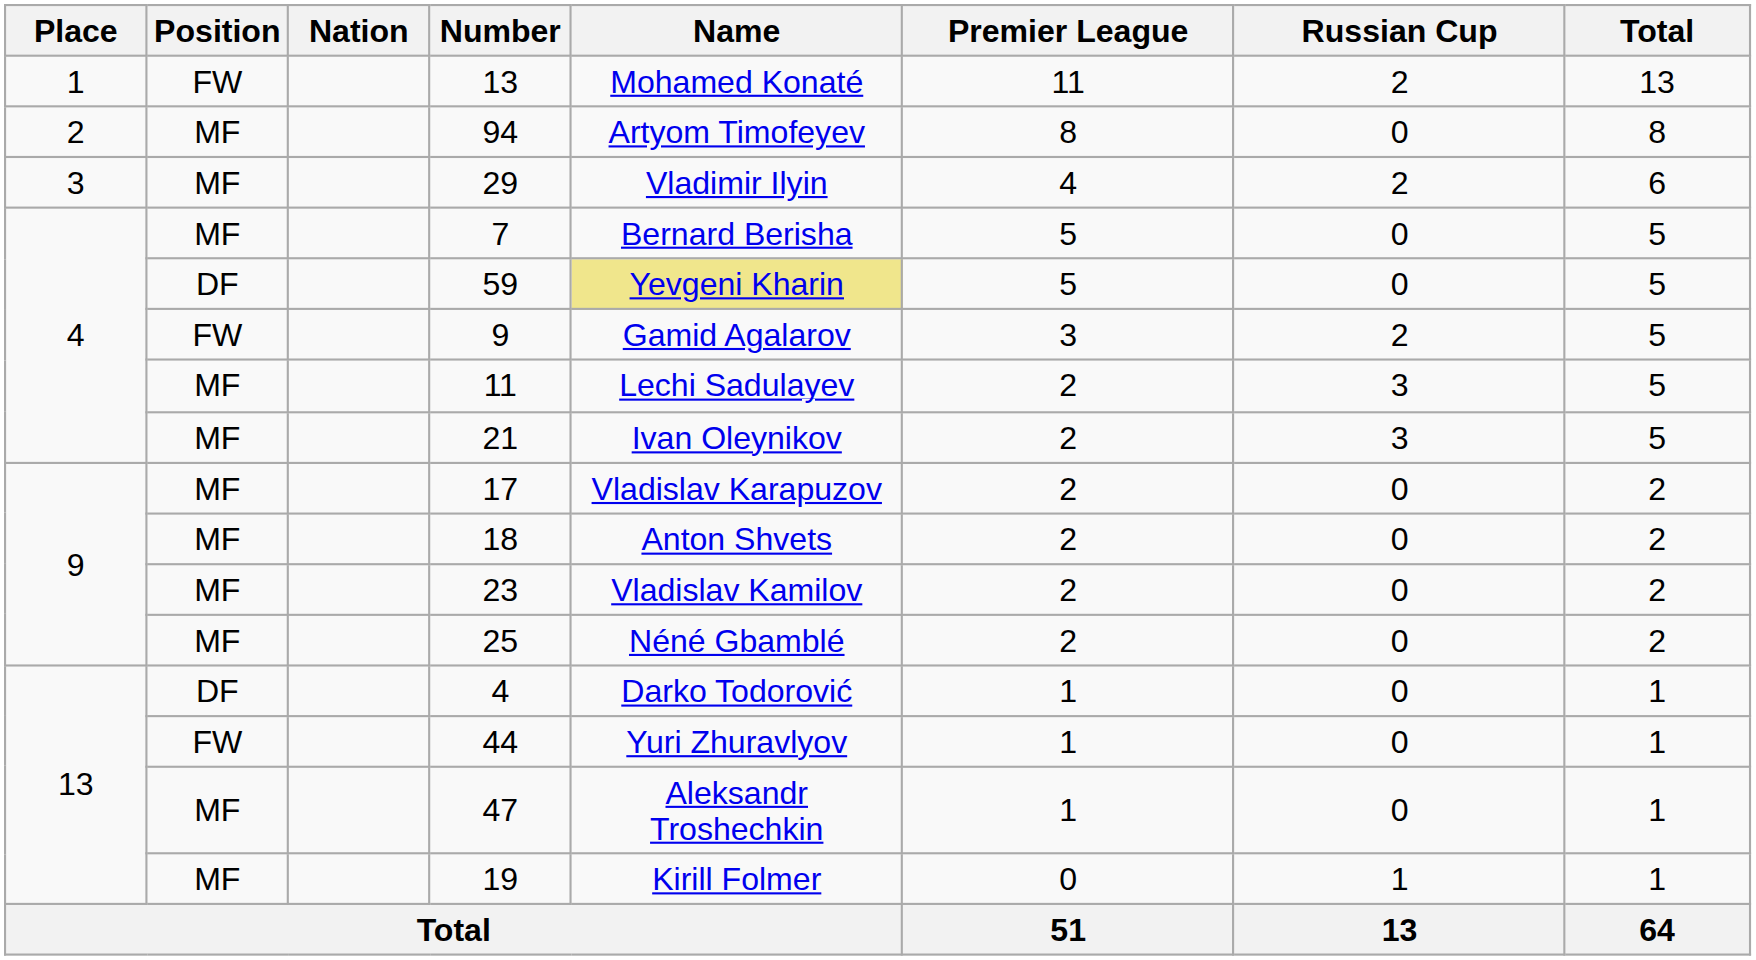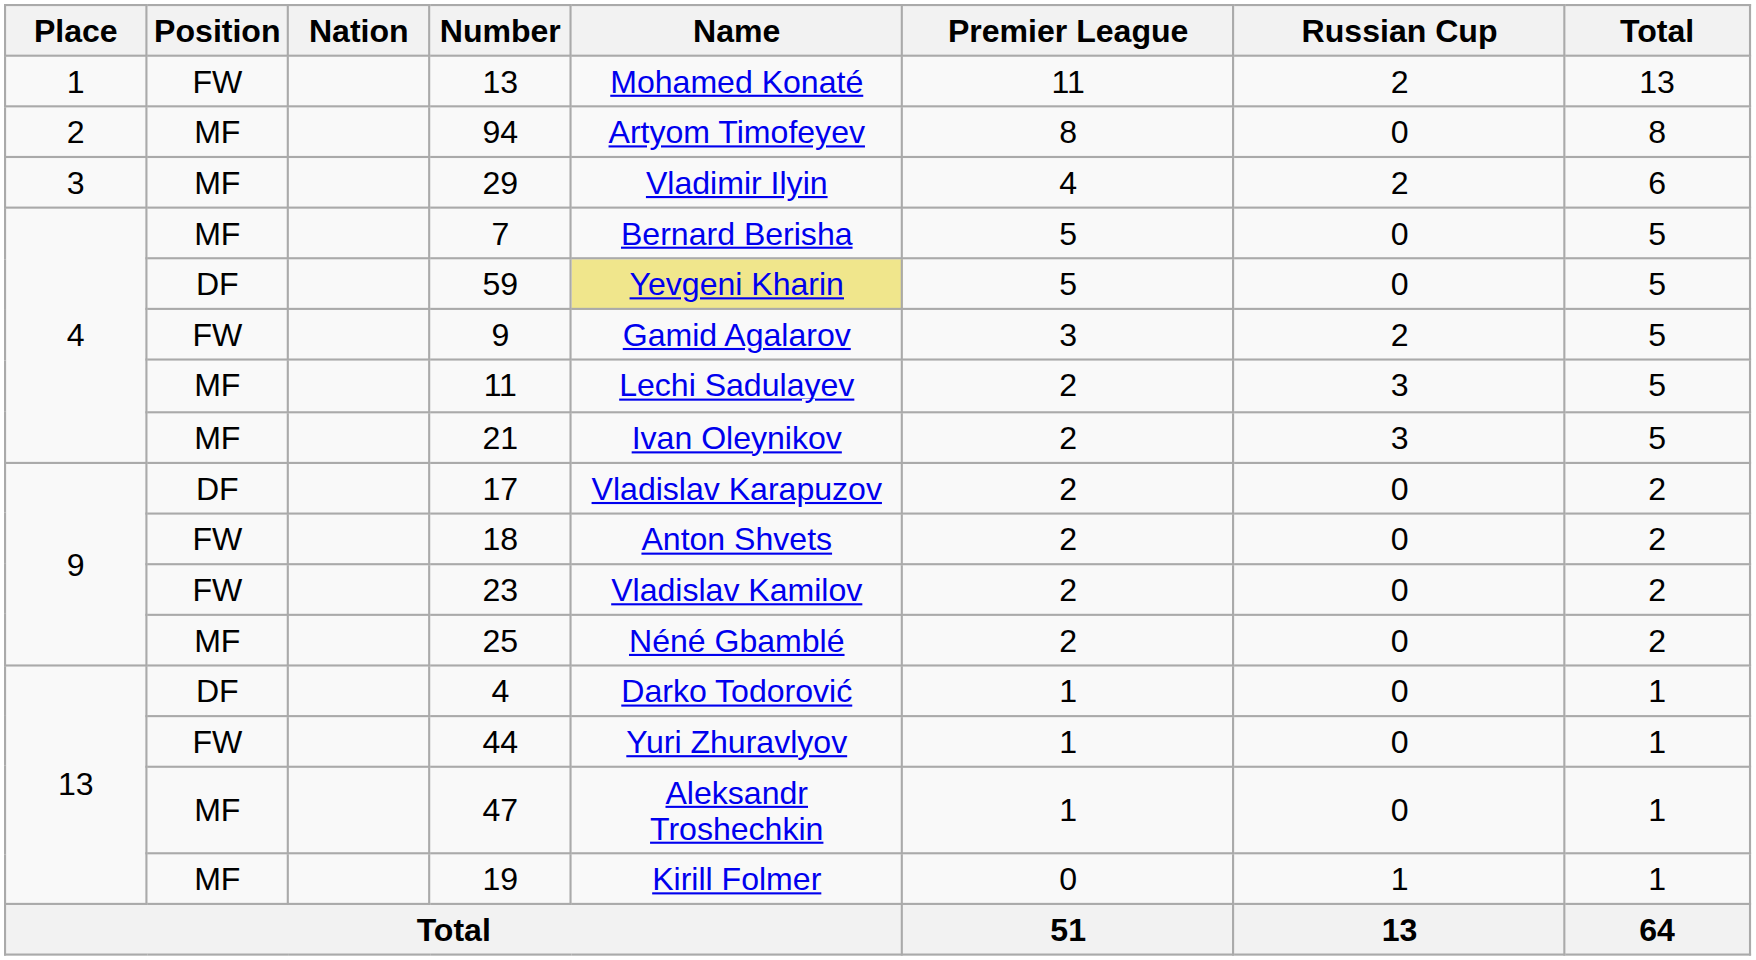(217, 488) MF -> (217, 488) DF
(217, 538) MF -> (217, 538) FW
(217, 589) MF -> (217, 589) FW
